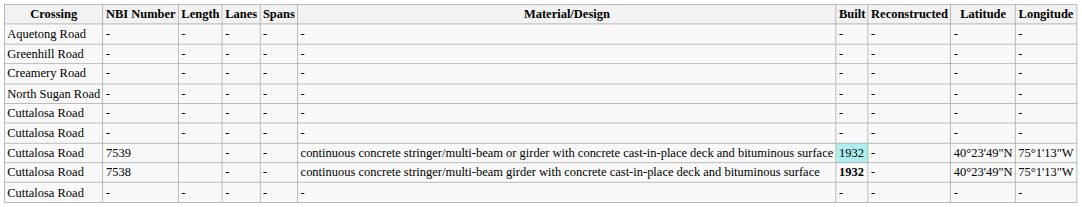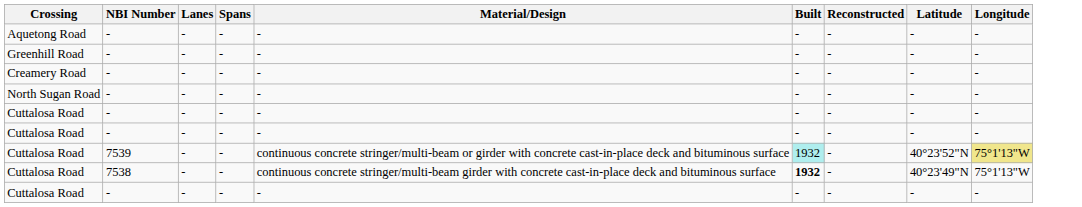- column: (200, 14)
(983, 152) 40°23'49"N -> (939, 152) 40°23'52"N
(1046, 152) no background -> (1002, 152) khaki background
